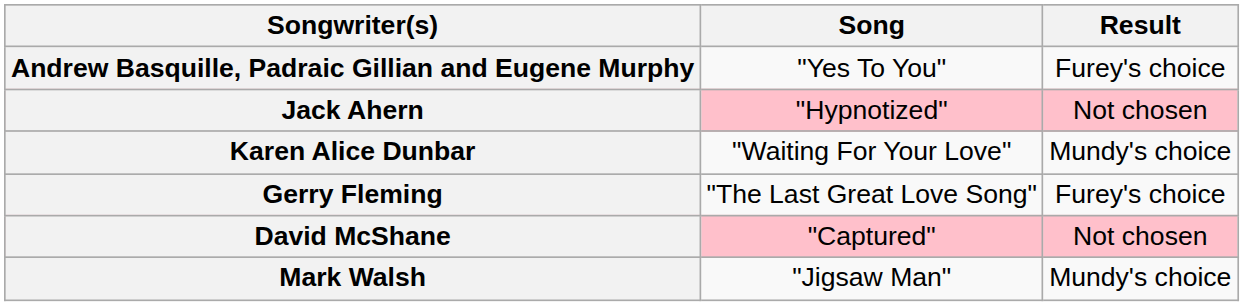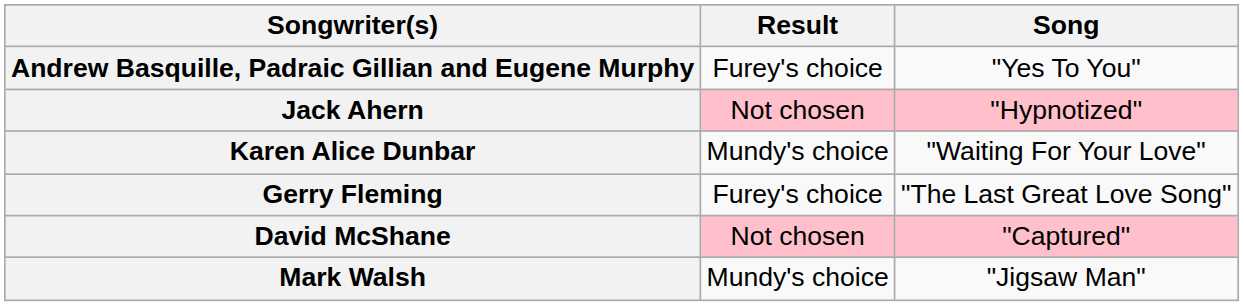columns swapped: (872, 25) <-> (1140, 25)
